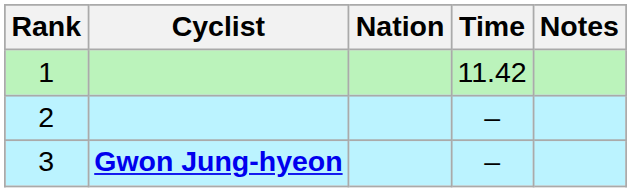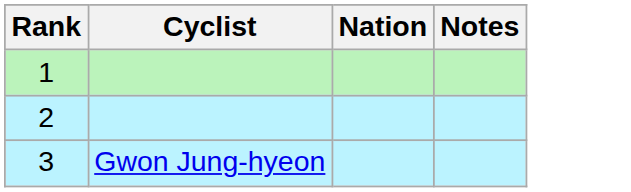- column: (492, 27)
(218, 162) bold -> (210, 162) normal
